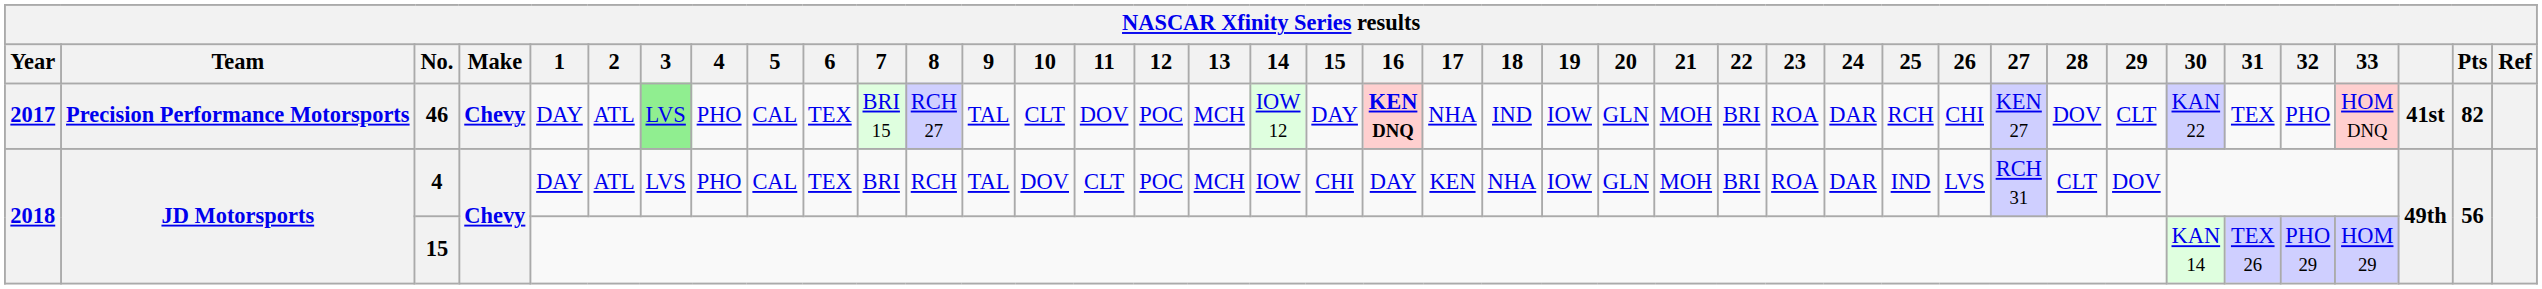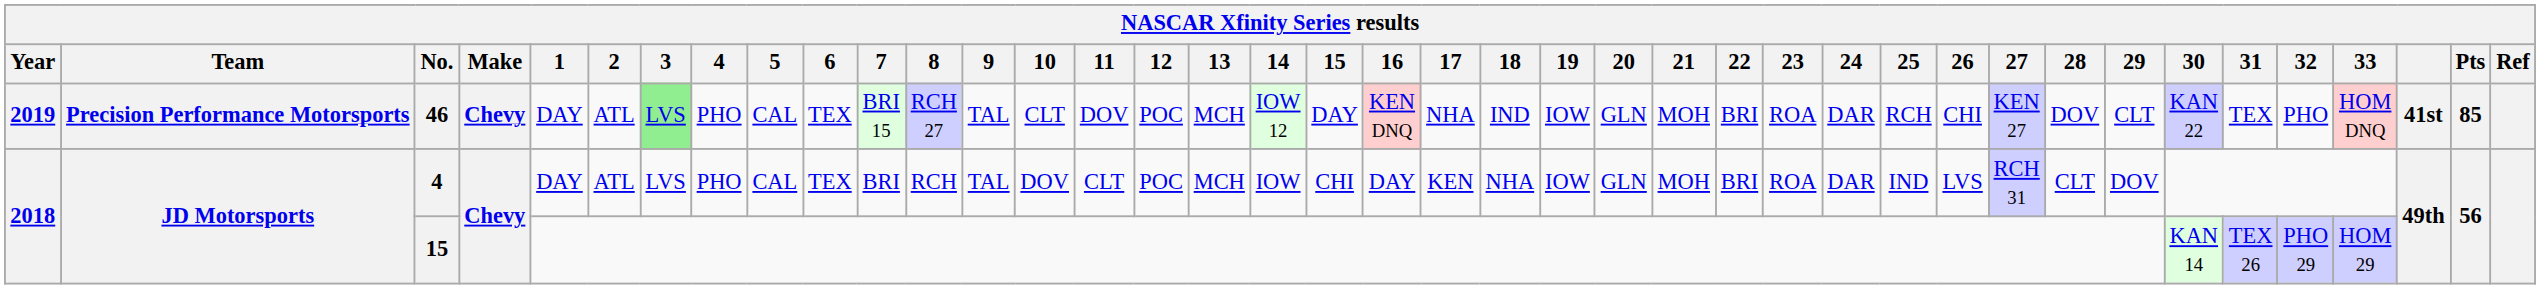(33, 115) 2017 -> (33, 115) 2019
(1393, 115) bold -> (1392, 114) normal
(2472, 115) 82 -> (2470, 115) 85
